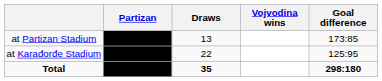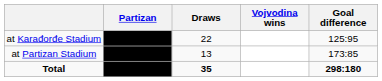rows swapped: (54, 38) <-> (54, 54)
